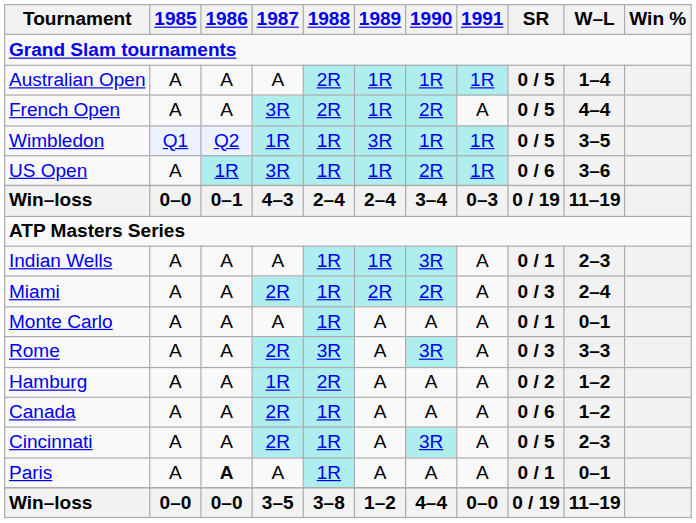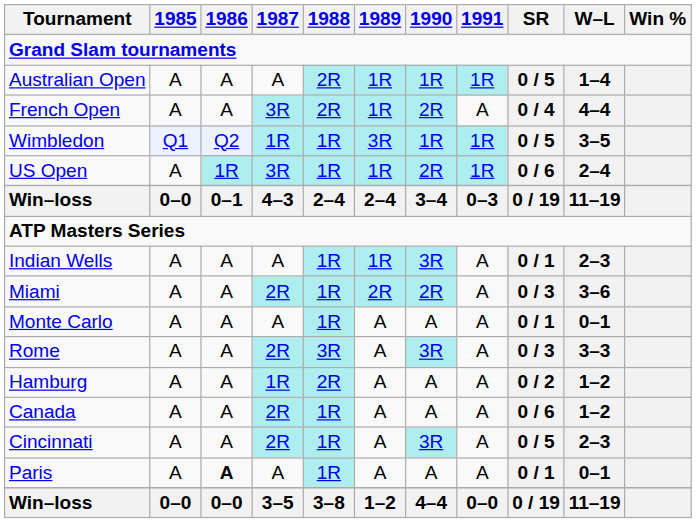(536, 110) 0 / 5 -> (536, 110) 0 / 4
(595, 170) 3–6 -> (595, 170) 2–4
(595, 291) 2–4 -> (595, 291) 3–6
